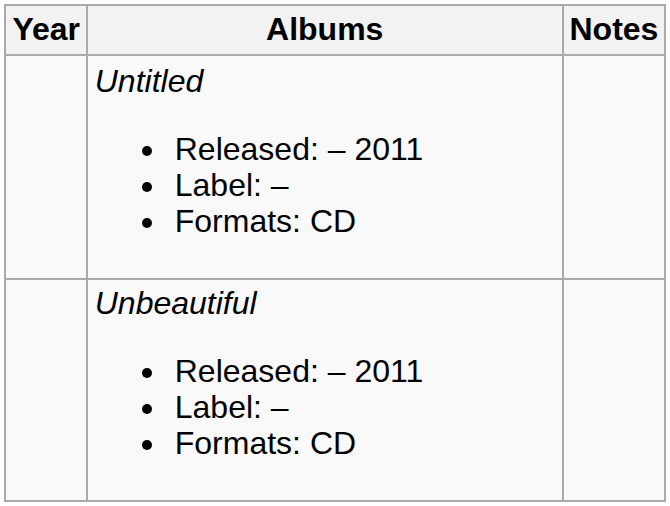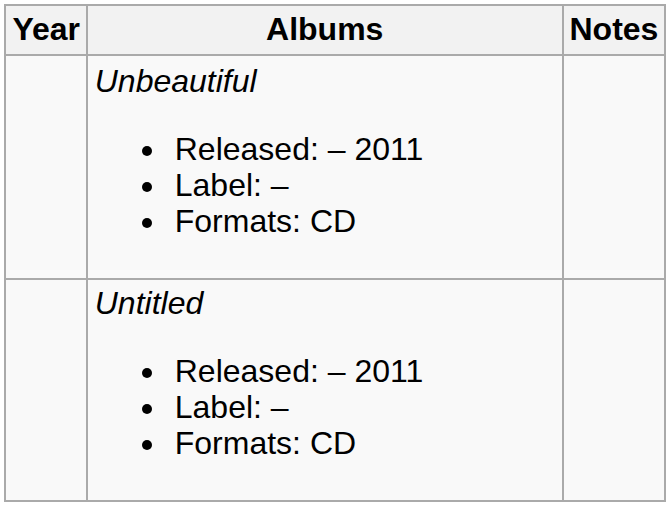rows swapped: (325, 151) <-> (325, 374)
